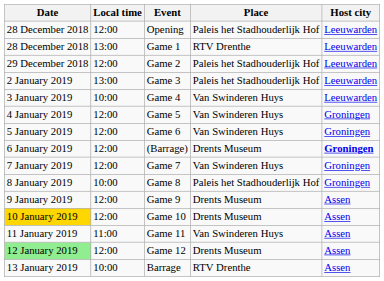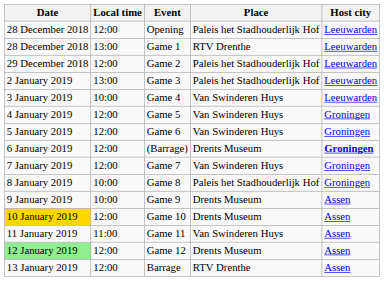(106, 200) 12:00 -> (106, 200) 10:00
(106, 268) 10:00 -> (106, 268) 12:00
